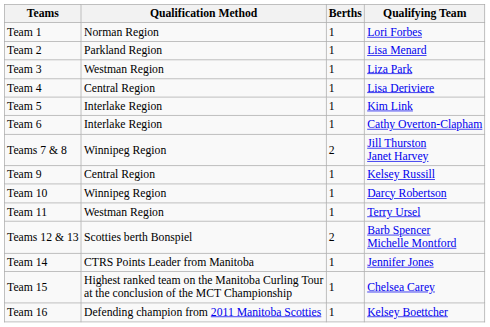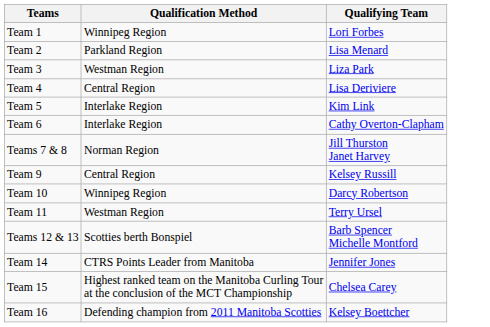- column: (345, 13)
(121, 32) Norman Region -> (125, 32) Winnipeg Region
(125, 149) Winnipeg Region -> (121, 149) Norman Region
